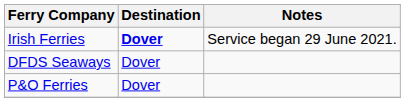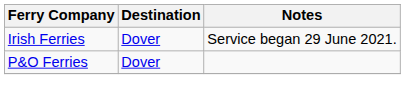(142, 39) bold -> (141, 39) normal
- row: (59, 62)
